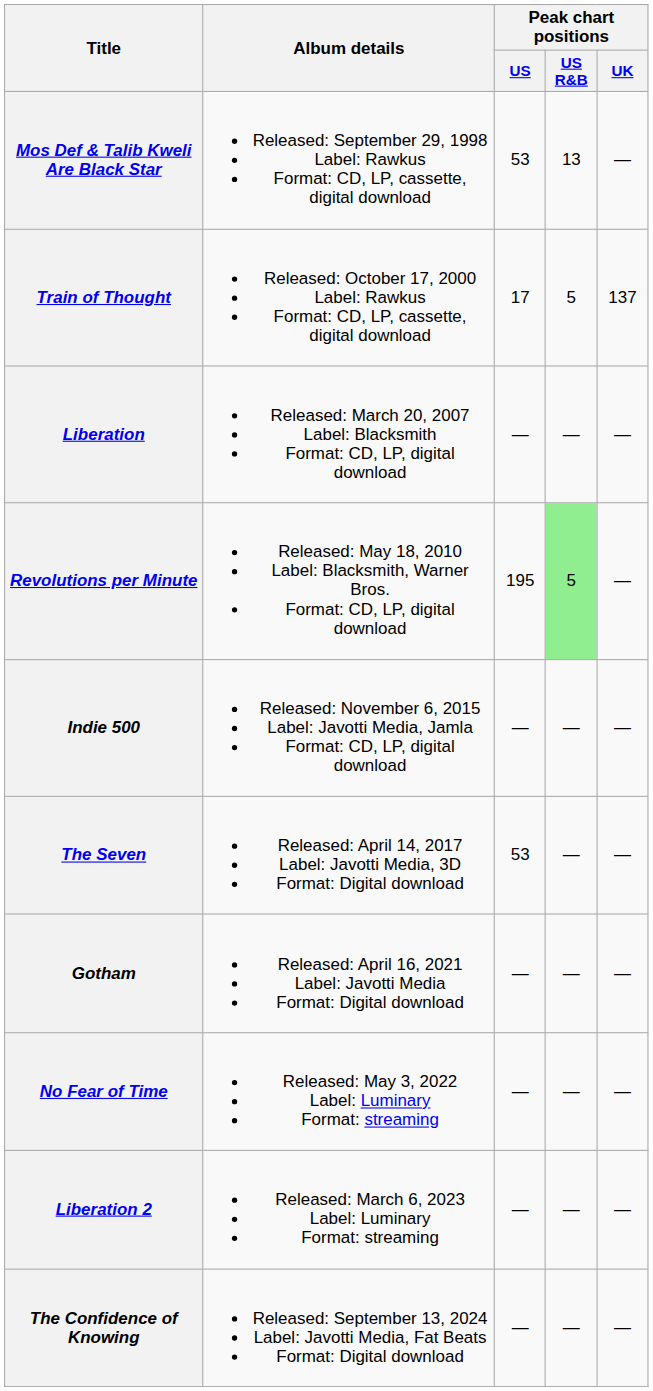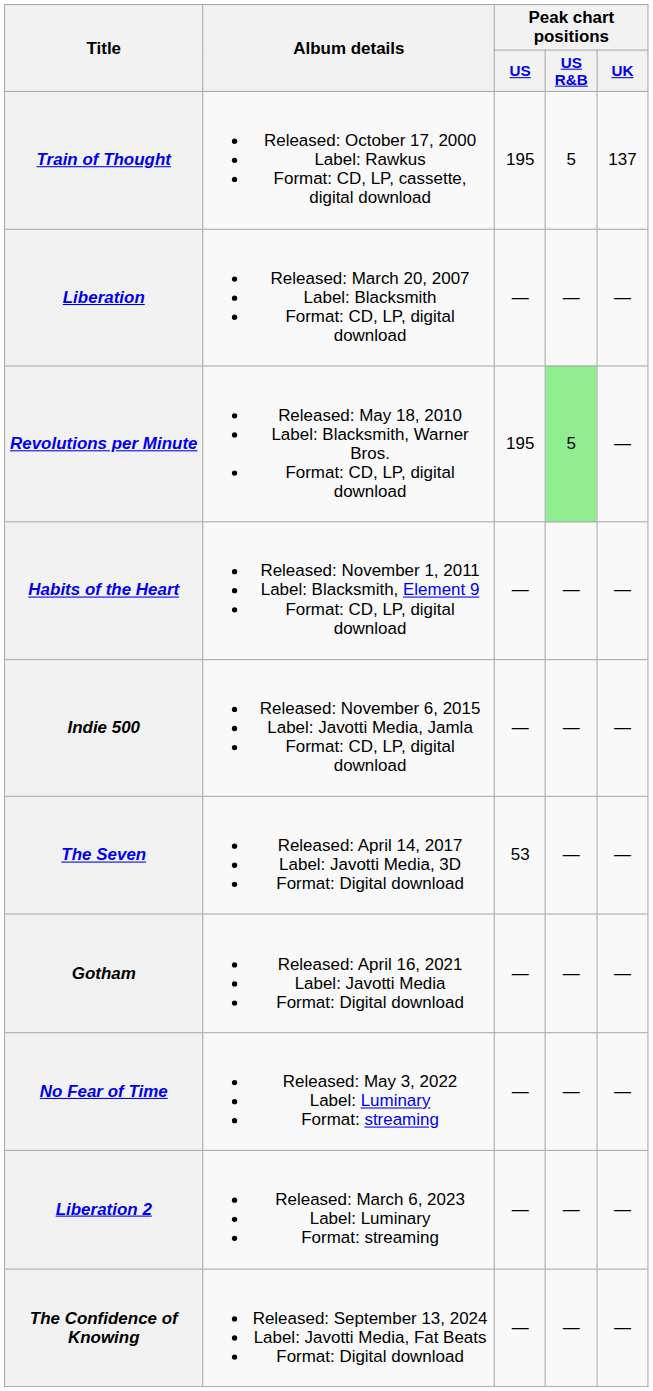- row: (104, 160)
(520, 297) 17 -> (520, 160) 195
+ row: (104, 590)
